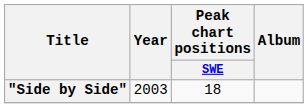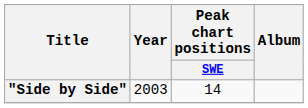(213, 91) 18 -> (213, 91) 14
